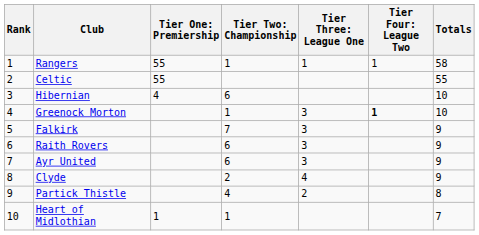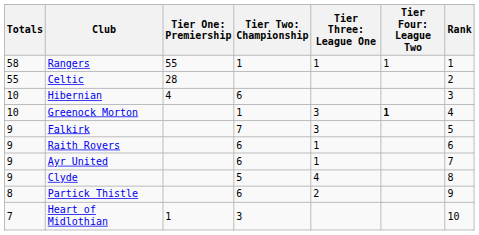columns swapped: (19, 30) <-> (454, 30)
(159, 80) 55 -> (171, 80) 28
(304, 145) 3 -> (316, 145) 1
(304, 161) 3 -> (316, 161) 1
(227, 178) 2 -> (239, 178) 5
(227, 194) 4 -> (239, 194) 6
(227, 216) 1 -> (239, 216) 3
